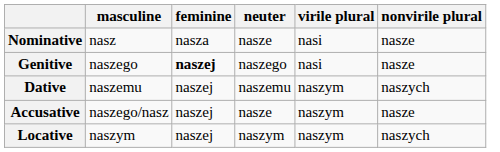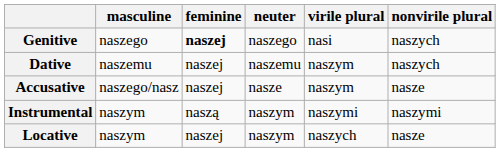- row: (45, 40)
(398, 64) nasze -> (416, 40) naszych
+ row: (50, 111)
(321, 135) naszym -> (332, 135) naszych
(406, 135) naszych -> (408, 135) nasze
